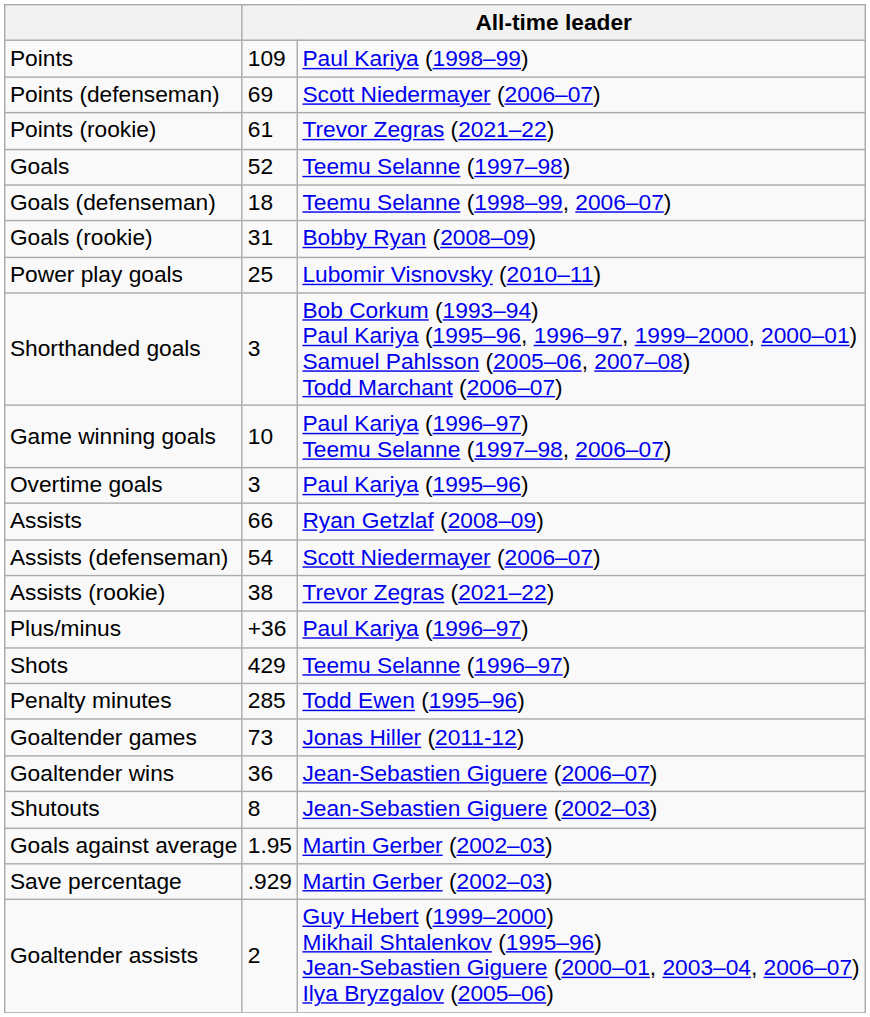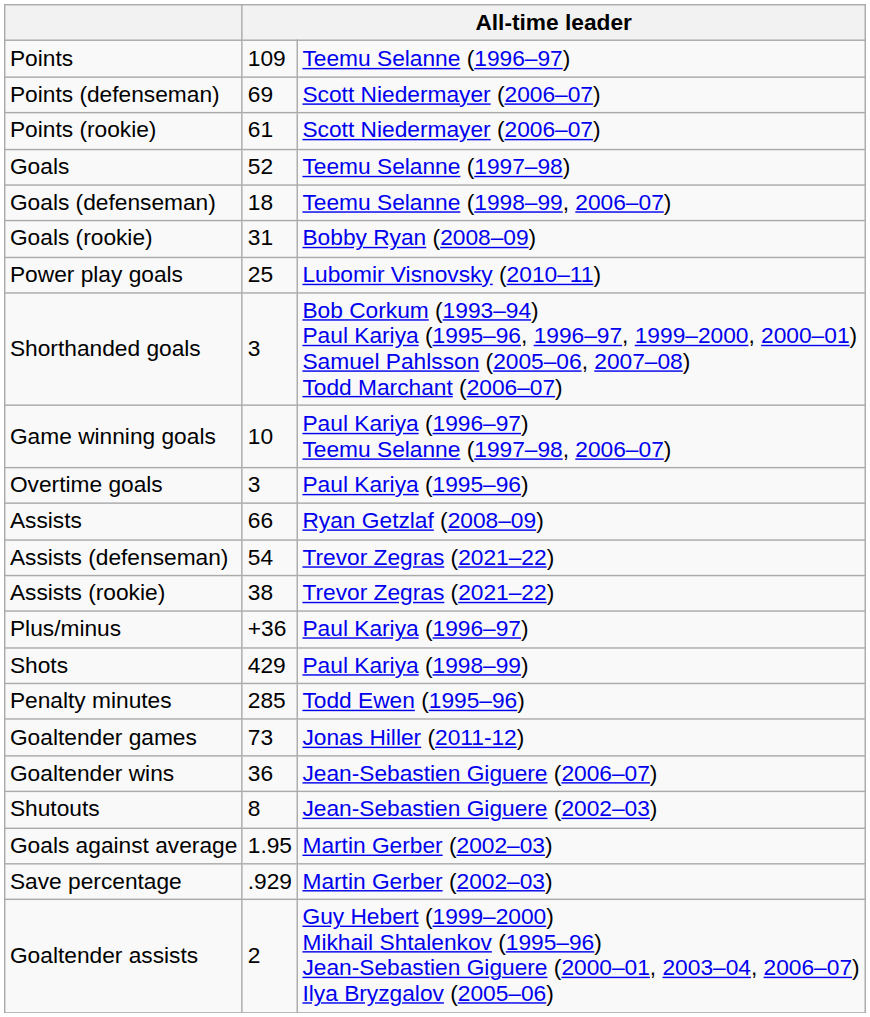(416, 58) Paul Kariya (1998–99) -> (436, 58) Teemu Selanne (1996–97)
(428, 130) Trevor Zegras (2021–22) -> (451, 130) Scott Niedermayer (2006–07)
(451, 557) Scott Niedermayer (2006–07) -> (428, 557) Trevor Zegras (2021–22)
(436, 665) Teemu Selanne (1996–97) -> (416, 665) Paul Kariya (1998–99)
